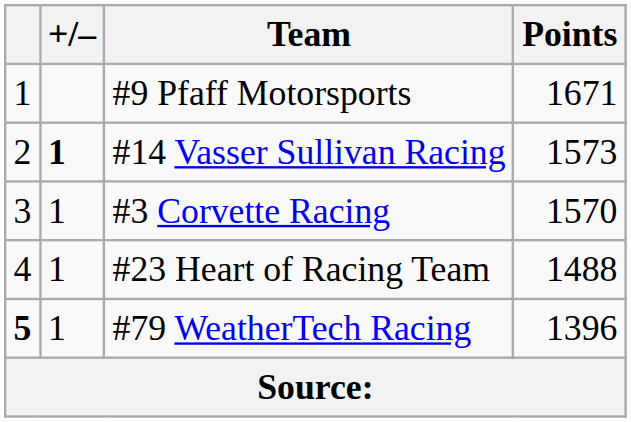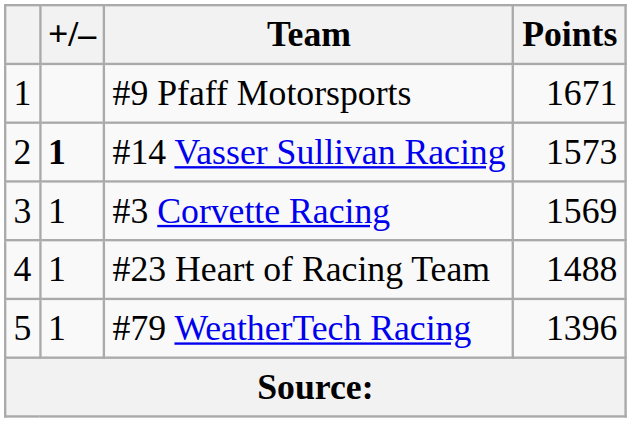(582, 210) 1570 -> (582, 210) 1569
(22, 328) bold -> (22, 328) normal
